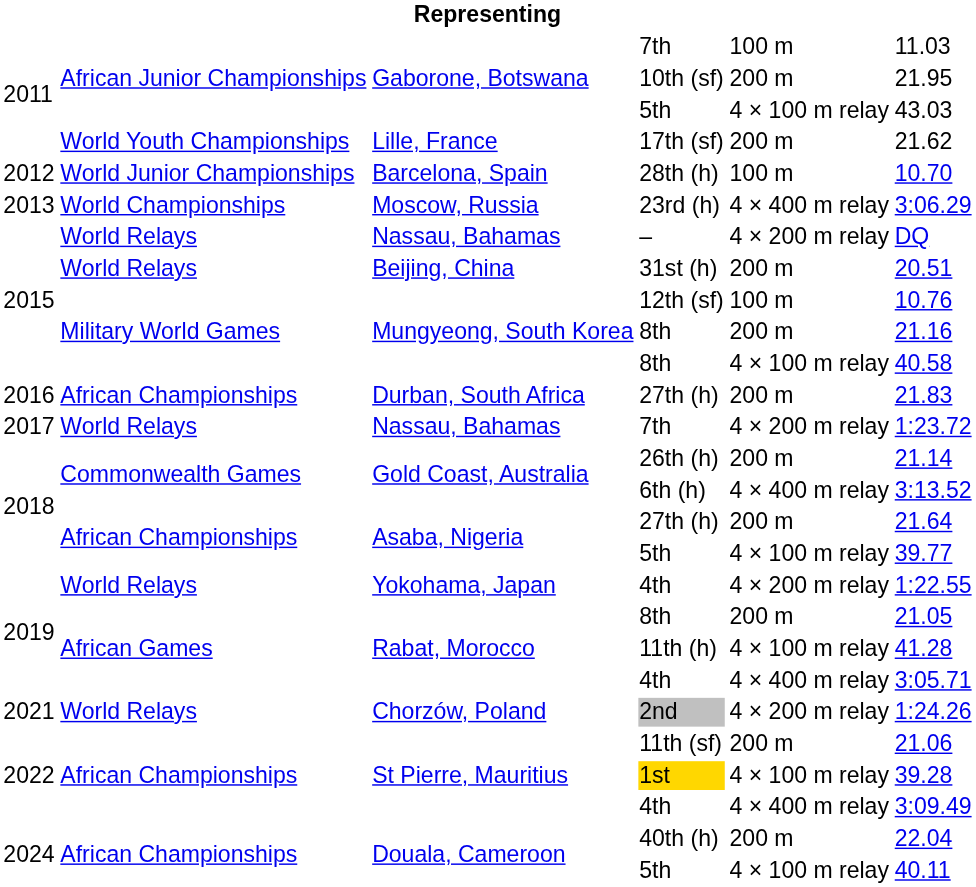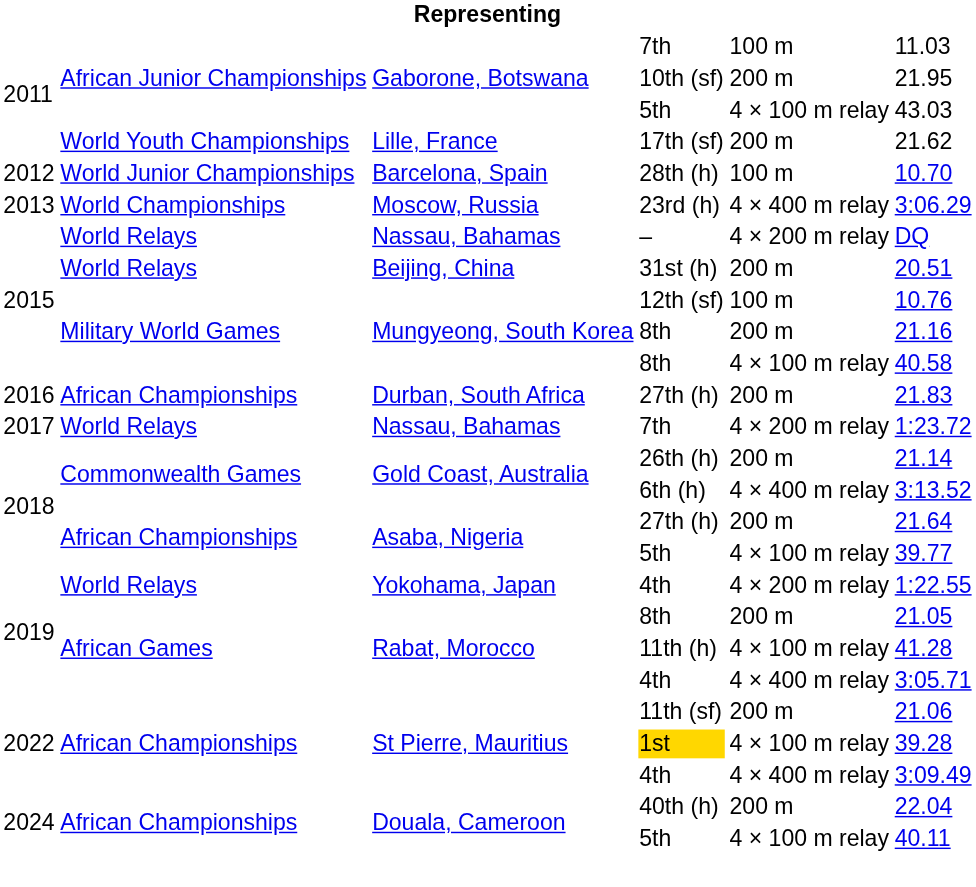- row: (459, 712)
